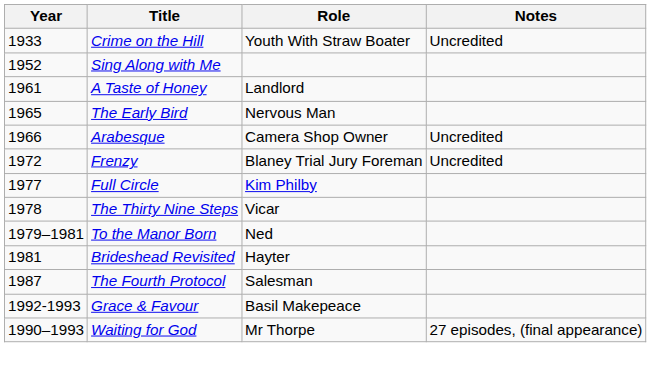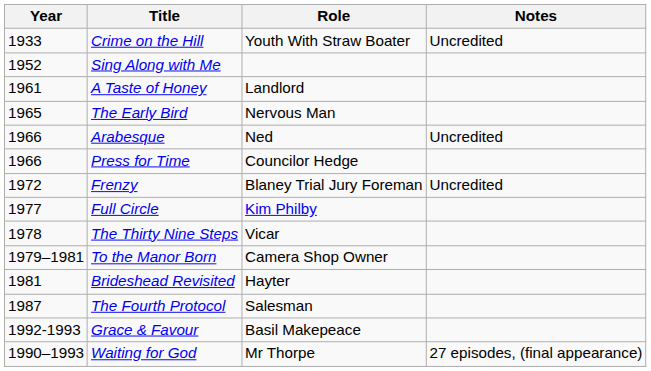(316, 137) Camera Shop Owner -> (259, 137) Ned
+ row: (140, 161)
(259, 233) Ned -> (316, 257) Camera Shop Owner
